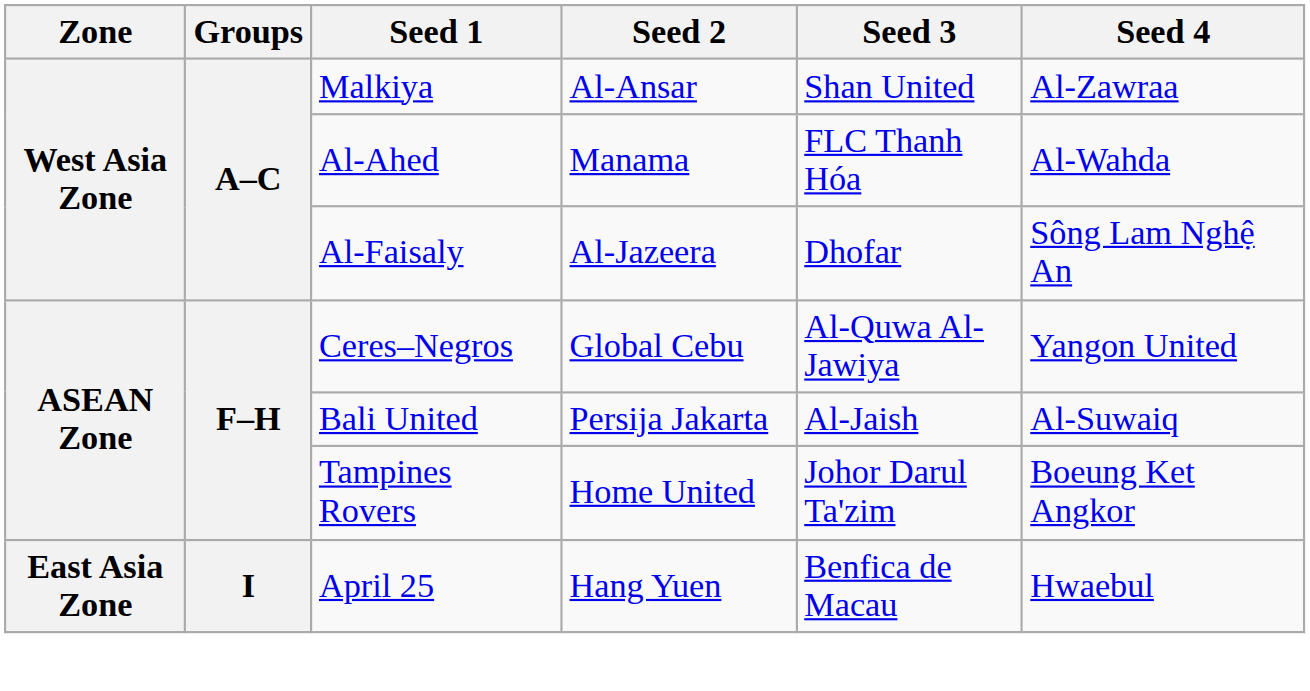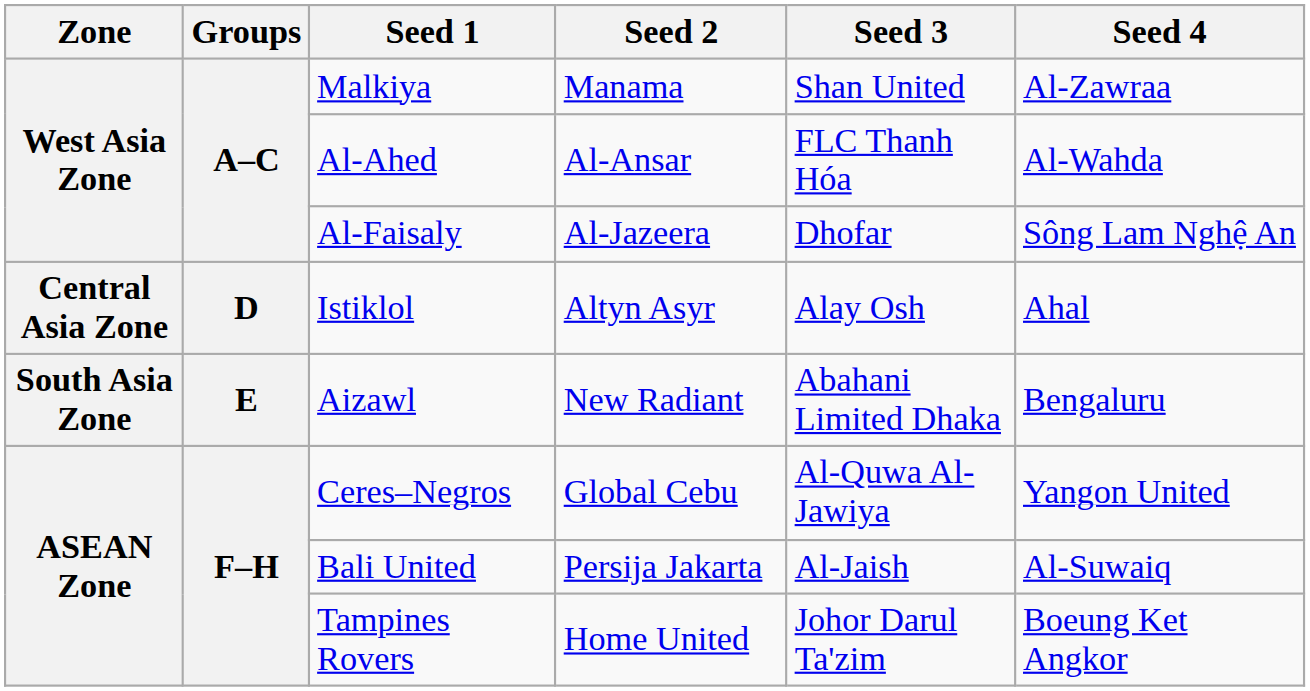(633, 85) Al-Ansar -> (624, 85) Manama
(629, 159) Manama -> (627, 159) Al-Ansar
+ row: (366, 306)
+ row: (367, 399)
- row: (377, 585)
